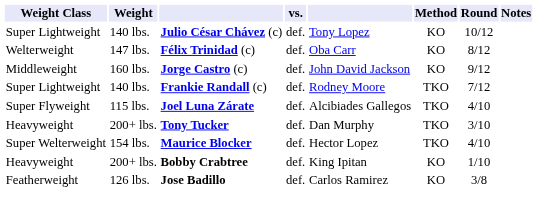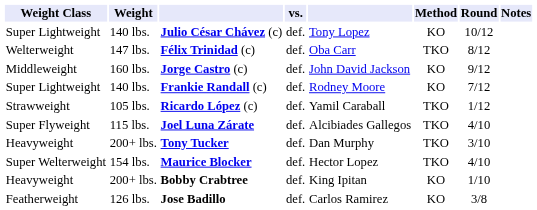(436, 50) KO -> (436, 50) TKO
(436, 87) TKO -> (436, 87) KO
+ row: (209, 106)
